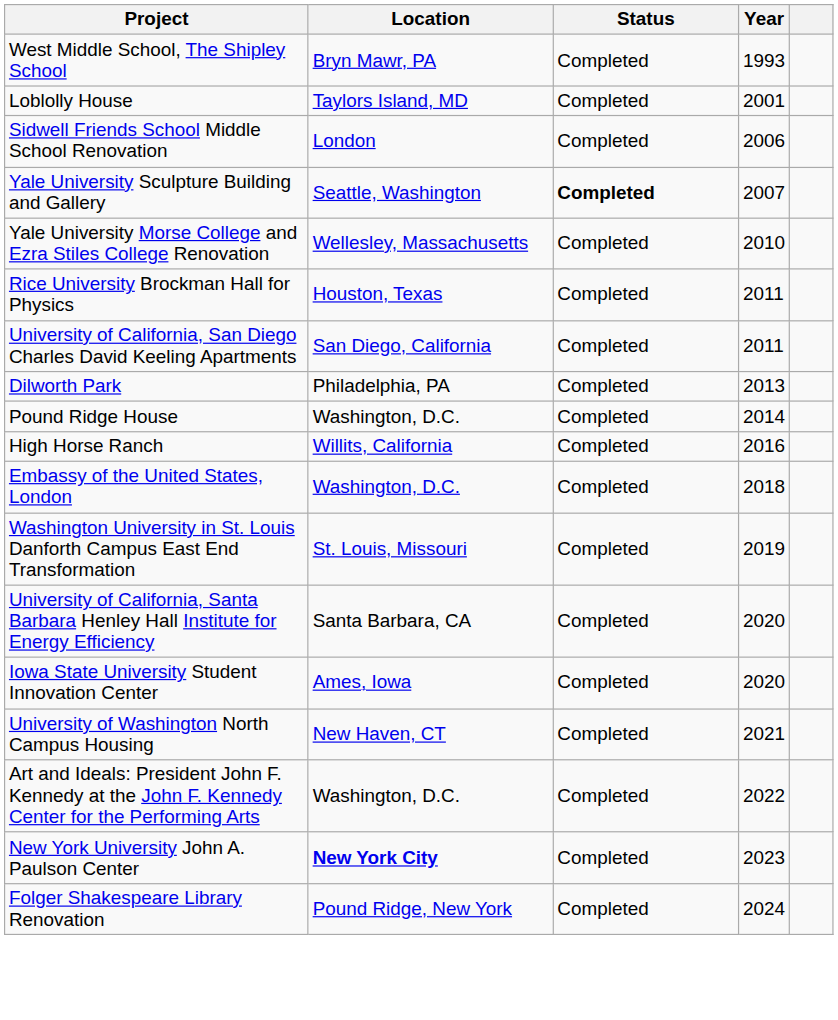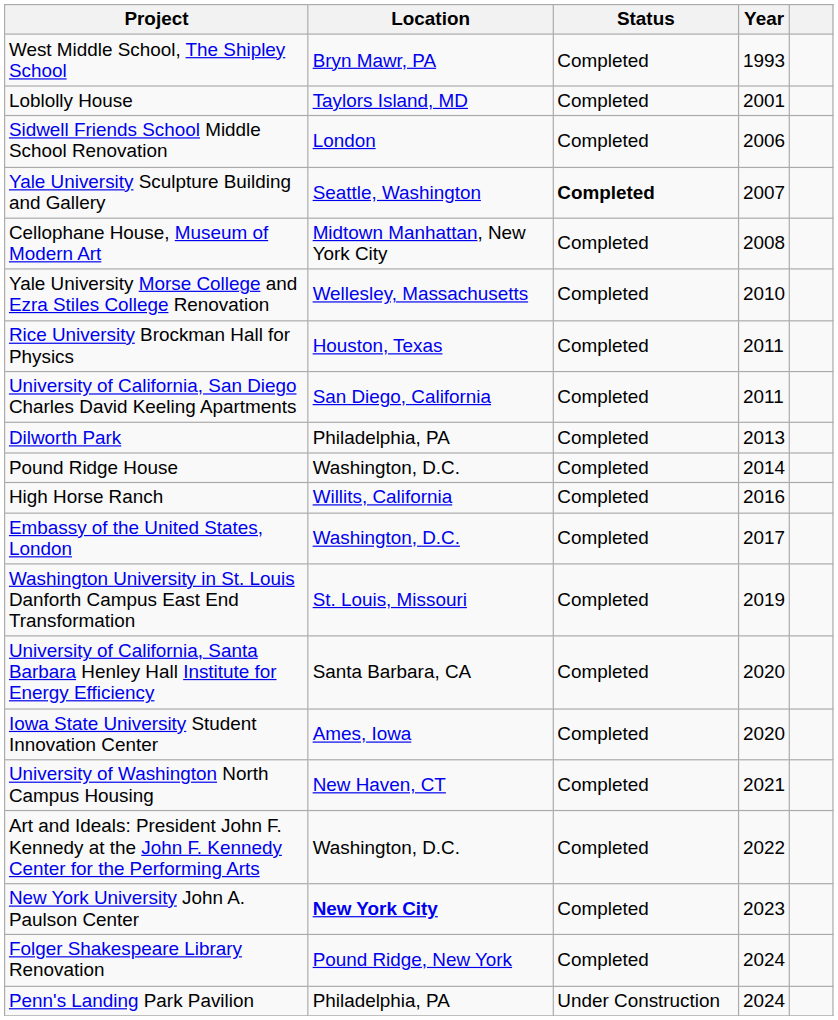+ row: (139, 243)
(764, 486) 2018 -> (764, 538) 2017
+ row: (131, 1000)
